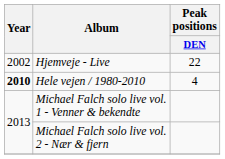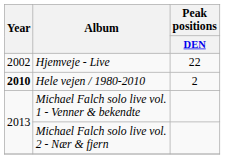(195, 81) 4 -> (195, 81) 2
